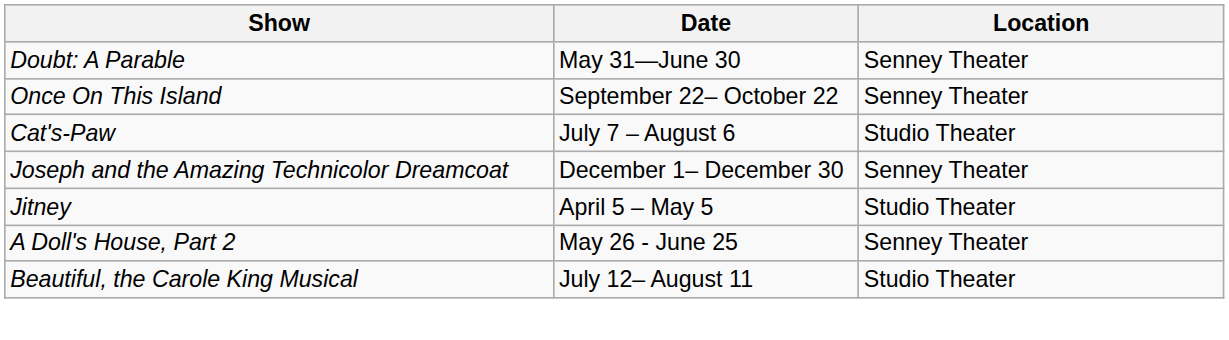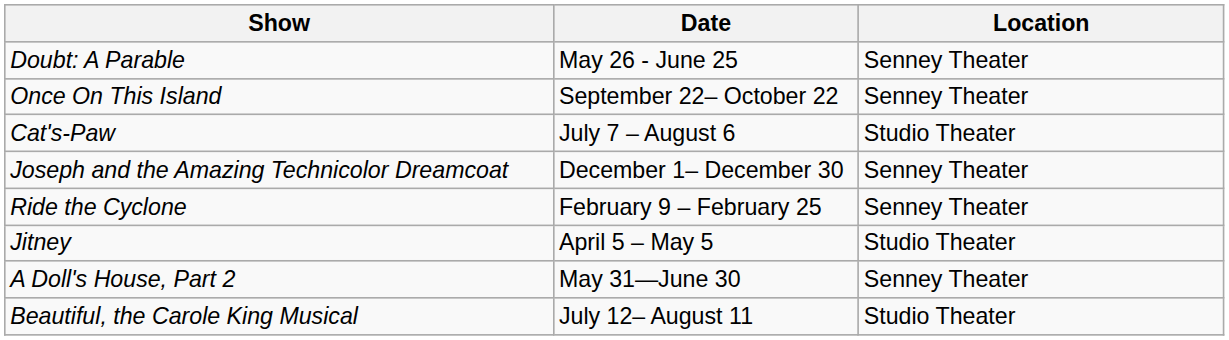(650, 60) May 31—June 30 -> (648, 60) May 26 - June 25
+ row: (98, 207)
(648, 243) May 26 - June 25 -> (650, 280) May 31—June 30
